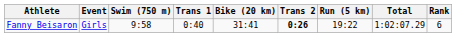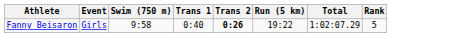- column: (246, 11)
(439, 25) 6 -> (374, 25) 5
